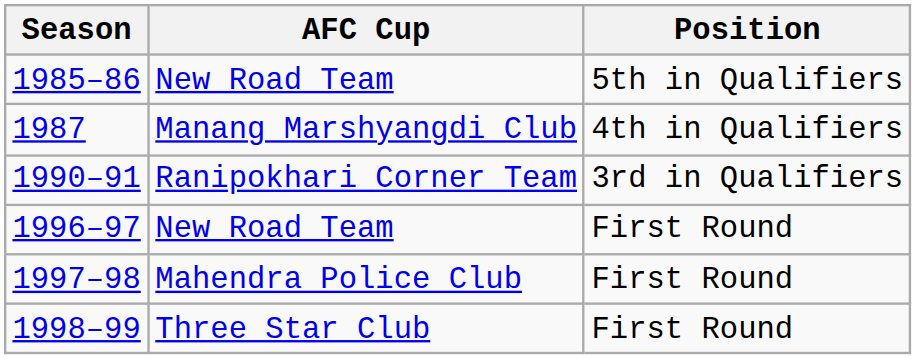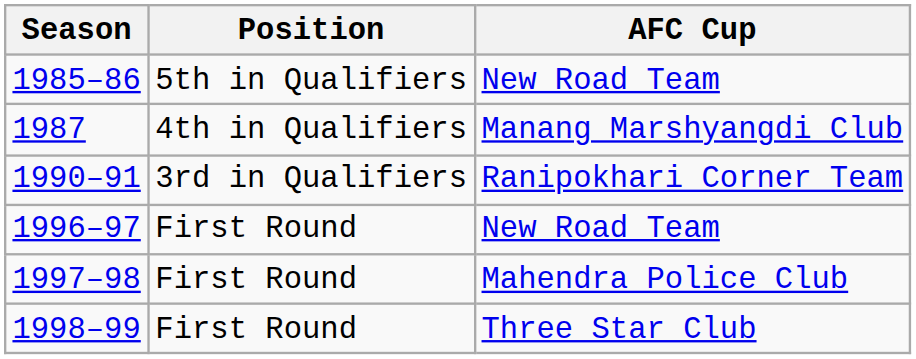columns swapped: (366, 30) <-> (747, 30)
